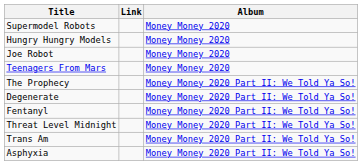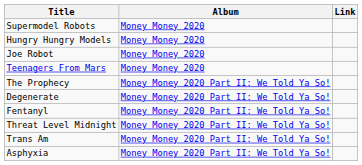columns swapped: (251, 11) <-> (131, 11)
